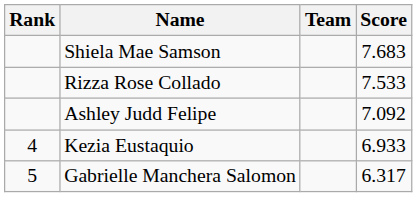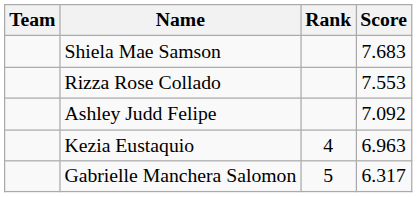columns swapped: (32, 20) <-> (328, 20)
(384, 82) 7.533 -> (384, 82) 7.553
(384, 144) 6.933 -> (384, 144) 6.963
